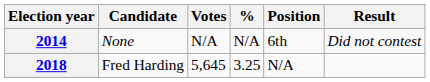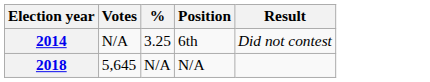- column: (143, 16)
(247, 41) N/A -> (157, 41) 3.25
(247, 65) 3.25 -> (157, 65) N/A
